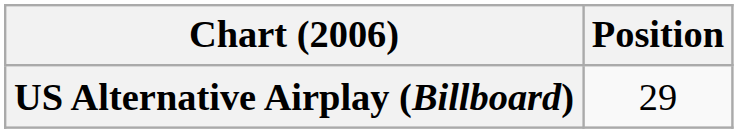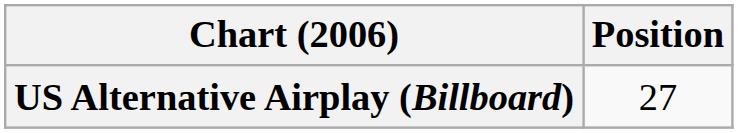(658, 95) 29 -> (658, 95) 27
